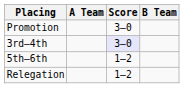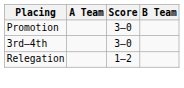(123, 44) lavender background -> (123, 44) no background
- row: (27, 59)
